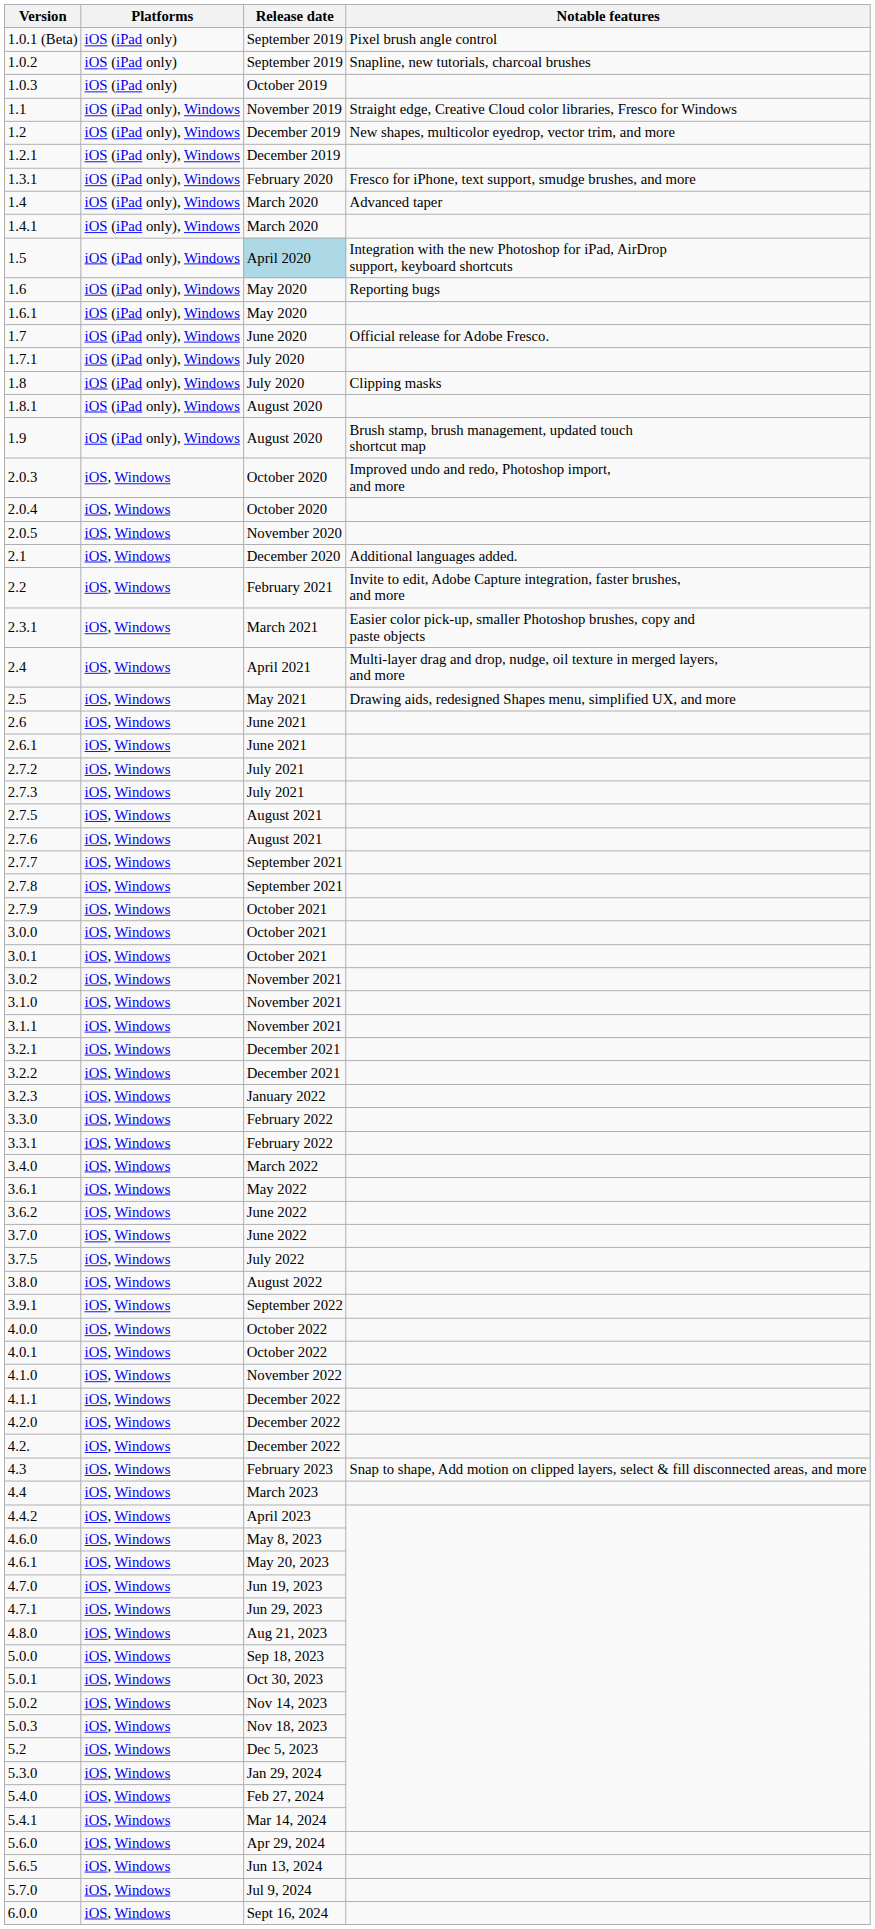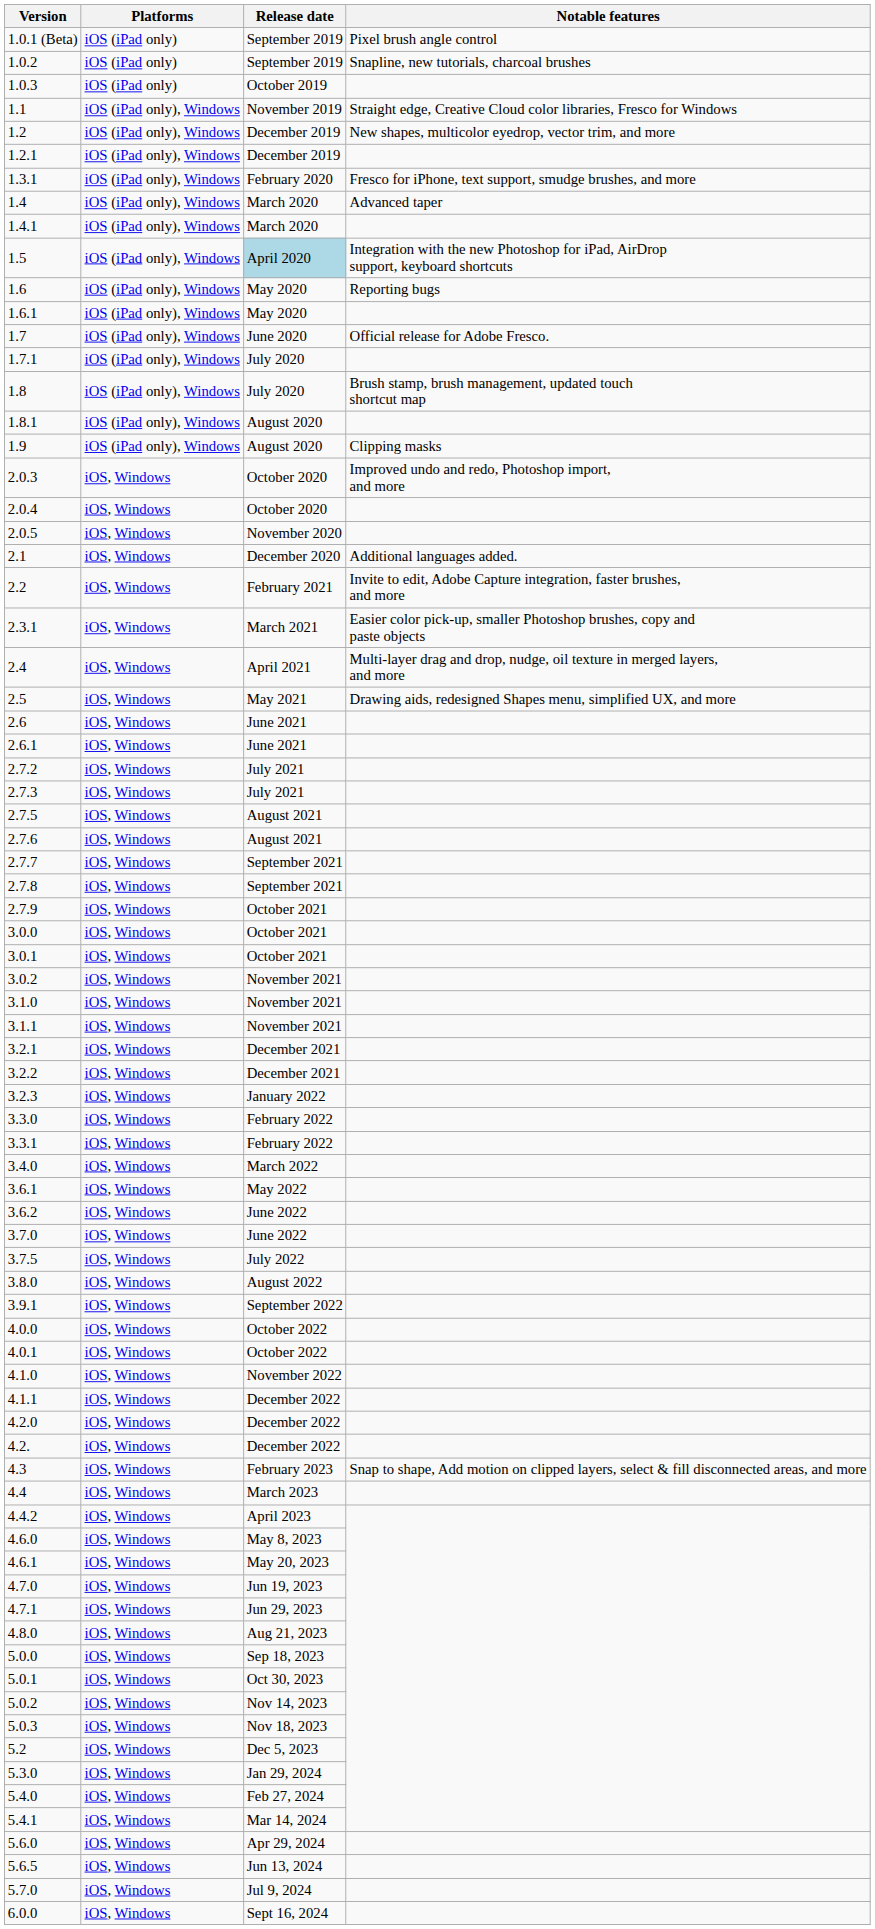(396, 382) Clipping masks -> (491, 391) Brush stamp, brush management, updated touch shortcut map
(491, 437) Brush stamp, brush management, updated touch shortcut map -> (396, 446) Clipping masks
